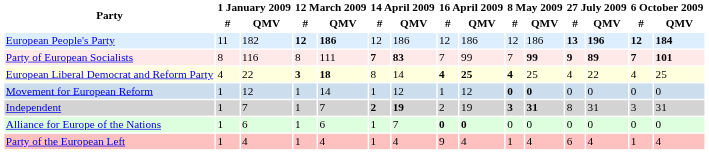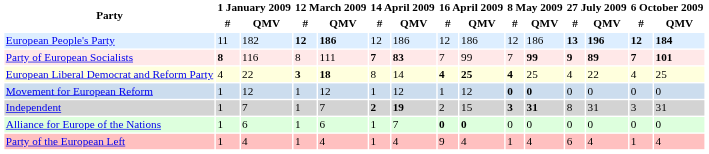(220, 57) normal -> (220, 57) bold
(325, 91) 14 -> (325, 91) 12
(467, 108) 19 -> (467, 108) 15
